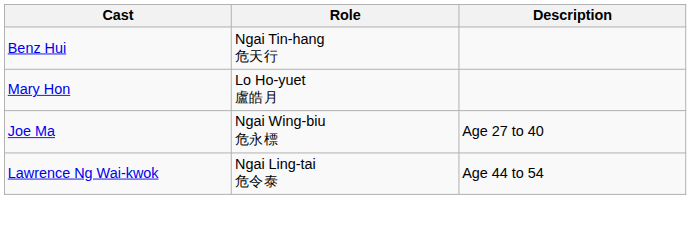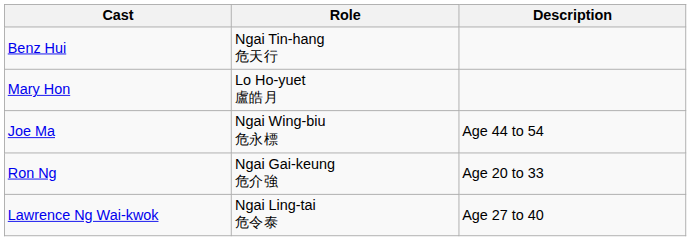(503, 131) Age 27 to 40 -> (503, 131) Age 44 to 54
+ row: (32, 173)
(503, 173) Age 44 to 54 -> (503, 215) Age 27 to 40
